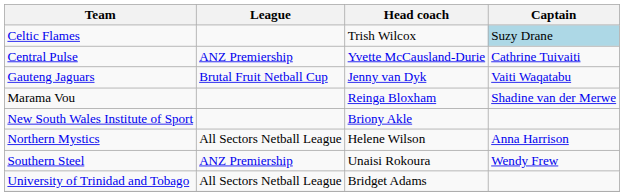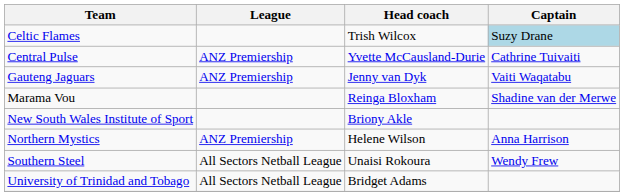(263, 77) Brutal Fruit Netball Cup -> (246, 77) ANZ Premiership
(270, 139) All Sectors Netball League -> (246, 139) ANZ Premiership
(246, 160) ANZ Premiership -> (270, 160) All Sectors Netball League
